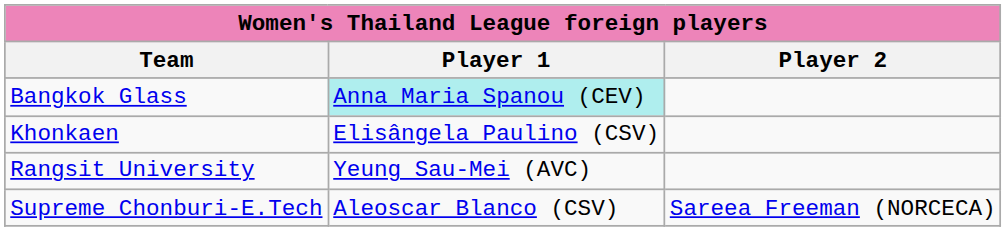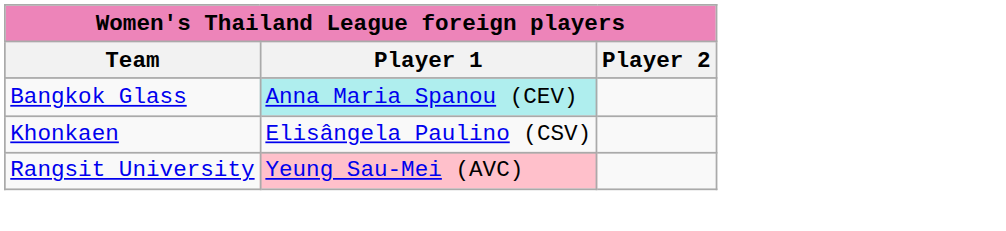(462, 171) no background -> (394, 171) pink background
- row: (166, 208)
